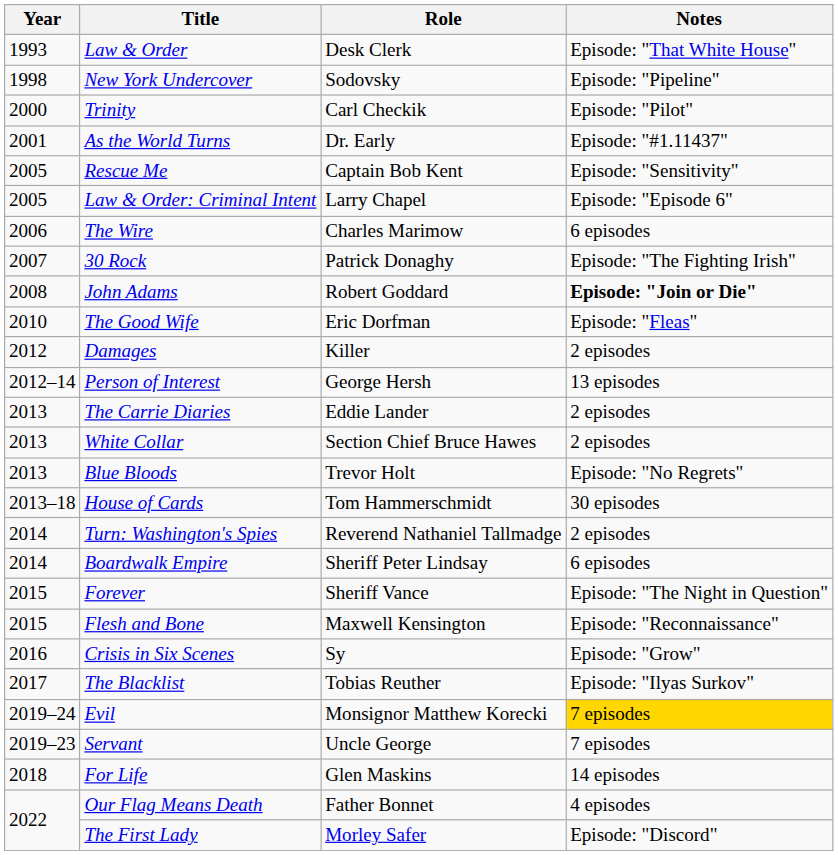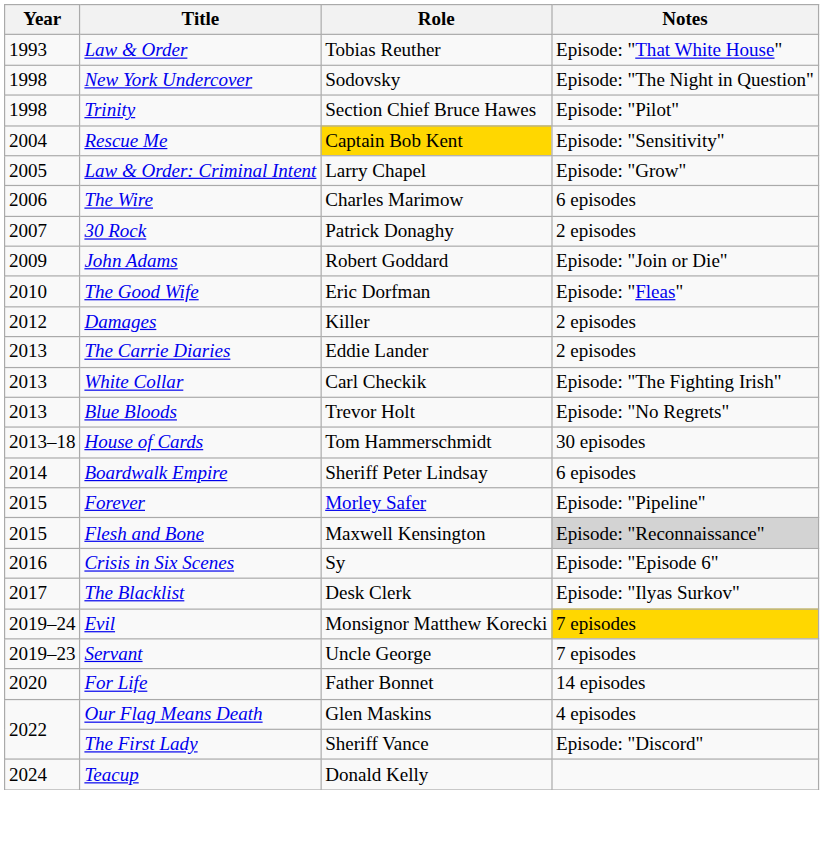(368, 49) Desk Clerk -> (383, 49) Tobias Reuther
(645, 79) Episode: "Pipeline" -> (685, 79) Episode: "The Night in Question"
(28, 110) 2000 -> (28, 110) 1998
(376, 110) Carl Checkik -> (431, 110) Section Chief Bruce Hawes
- row: (157, 140)
(28, 170) 2005 -> (28, 140) 2004
(394, 170) no background -> (394, 140) gold background
(651, 200) Episode: "Episode 6" -> (621, 170) Episode: "Grow"
(683, 261) Episode: "The Fighting Irish" -> (596, 230) 2 episodes
(28, 291) 2008 -> (28, 261) 2009
(663, 291) bold -> (642, 261) normal
- row: (152, 381)
(431, 442) Section Chief Bruce Hawes -> (376, 381) Carl Checkik
(610, 442) 2 episodes -> (669, 381) Episode: "The Fighting Irish"
- row: (181, 532)
(377, 593) Sheriff Vance -> (376, 502) Morley Safer
(699, 593) Episode: "The Night in Question" -> (631, 502) Episode: "Pipeline"
(674, 623) no background -> (660, 532) lightgrey background
(635, 653) Episode: "Grow" -> (637, 563) Episode: "Episode 6"
(383, 683) Tobias Reuther -> (368, 593) Desk Clerk
(28, 774) 2018 -> (28, 683) 2020
(378, 774) Glen Maskins -> (379, 683) Father Bonnet
(379, 804) Father Bonnet -> (378, 714) Glen Maskins
(376, 834) Morley Safer -> (377, 744) Sheriff Vance
+ row: (112, 774)
